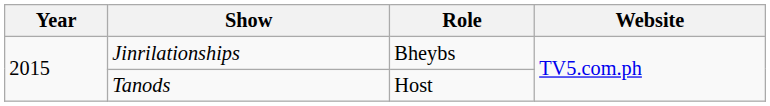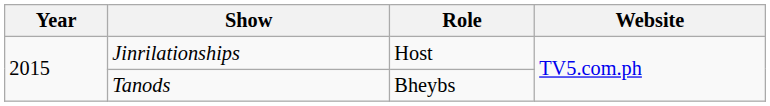(425, 52) Bheybs -> (414, 52) Host
(414, 85) Host -> (425, 85) Bheybs
